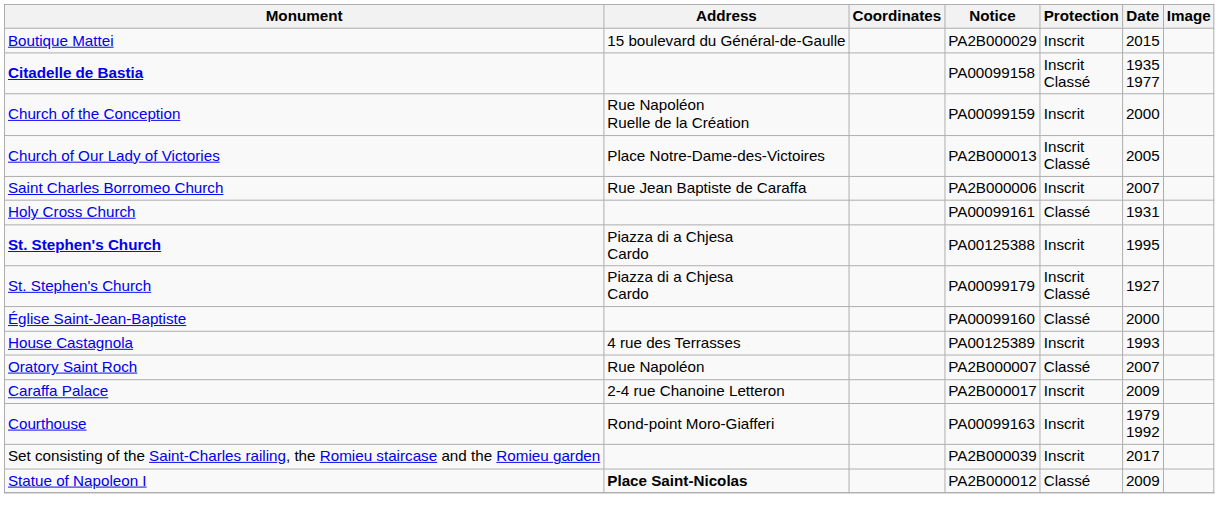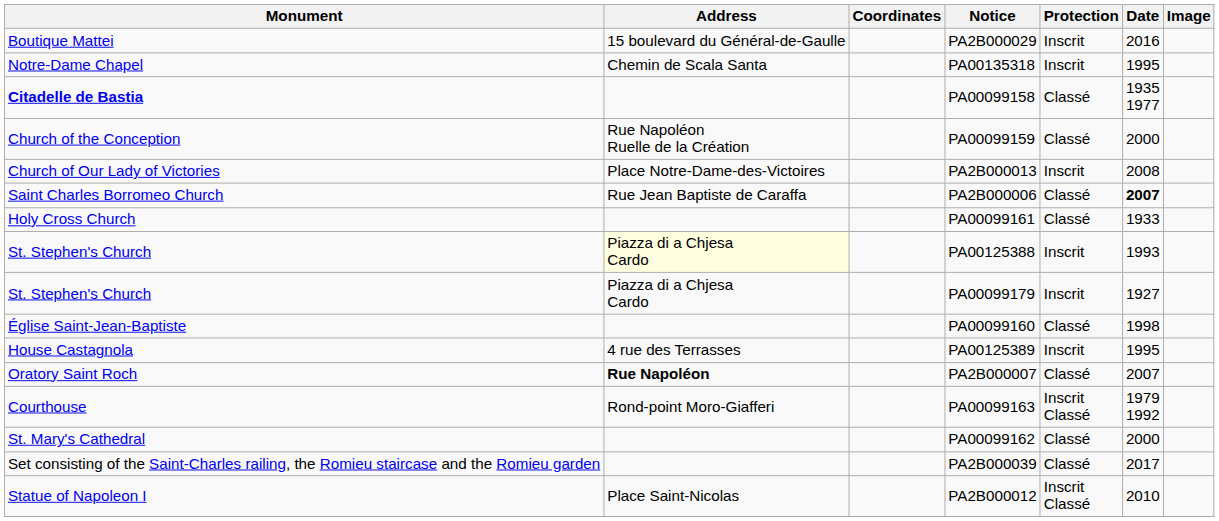(1143, 40) 2015 -> (1143, 40) 2016
+ row: (992, 64)
(1067, 73) Inscrit Classé -> (1067, 97) Classé
(1064, 114) Inscrit -> (1067, 138) Classé
(1067, 155) Inscrit Classé -> (1064, 171) Inscrit
(1143, 155) 2005 -> (1143, 171) 2008
(1064, 188) Inscrit -> (1067, 195) Classé
(1143, 188) normal -> (1143, 195) bold
(1143, 212) 1931 -> (1143, 219) 1933
(85, 245) bold -> (80, 252) normal
(670, 245) no background -> (670, 252) lightyellow background
(1143, 245) 1995 -> (1143, 252) 1993
(1067, 286) Inscrit Classé -> (1064, 293) Inscrit
(1143, 319) 2000 -> (1143, 326) 1998
(1143, 343) 1993 -> (1143, 350) 1995
(656, 367) normal -> (658, 374) bold
- row: (992, 391)
(1064, 423) Inscrit -> (1067, 406) Inscrit Classé
+ row: (992, 439)
(1064, 456) Inscrit -> (1067, 463) Classé
(677, 480) bold -> (673, 496) normal
(1067, 480) Classé -> (1067, 496) Inscrit Classé
(1143, 480) 2009 -> (1143, 496) 2010
